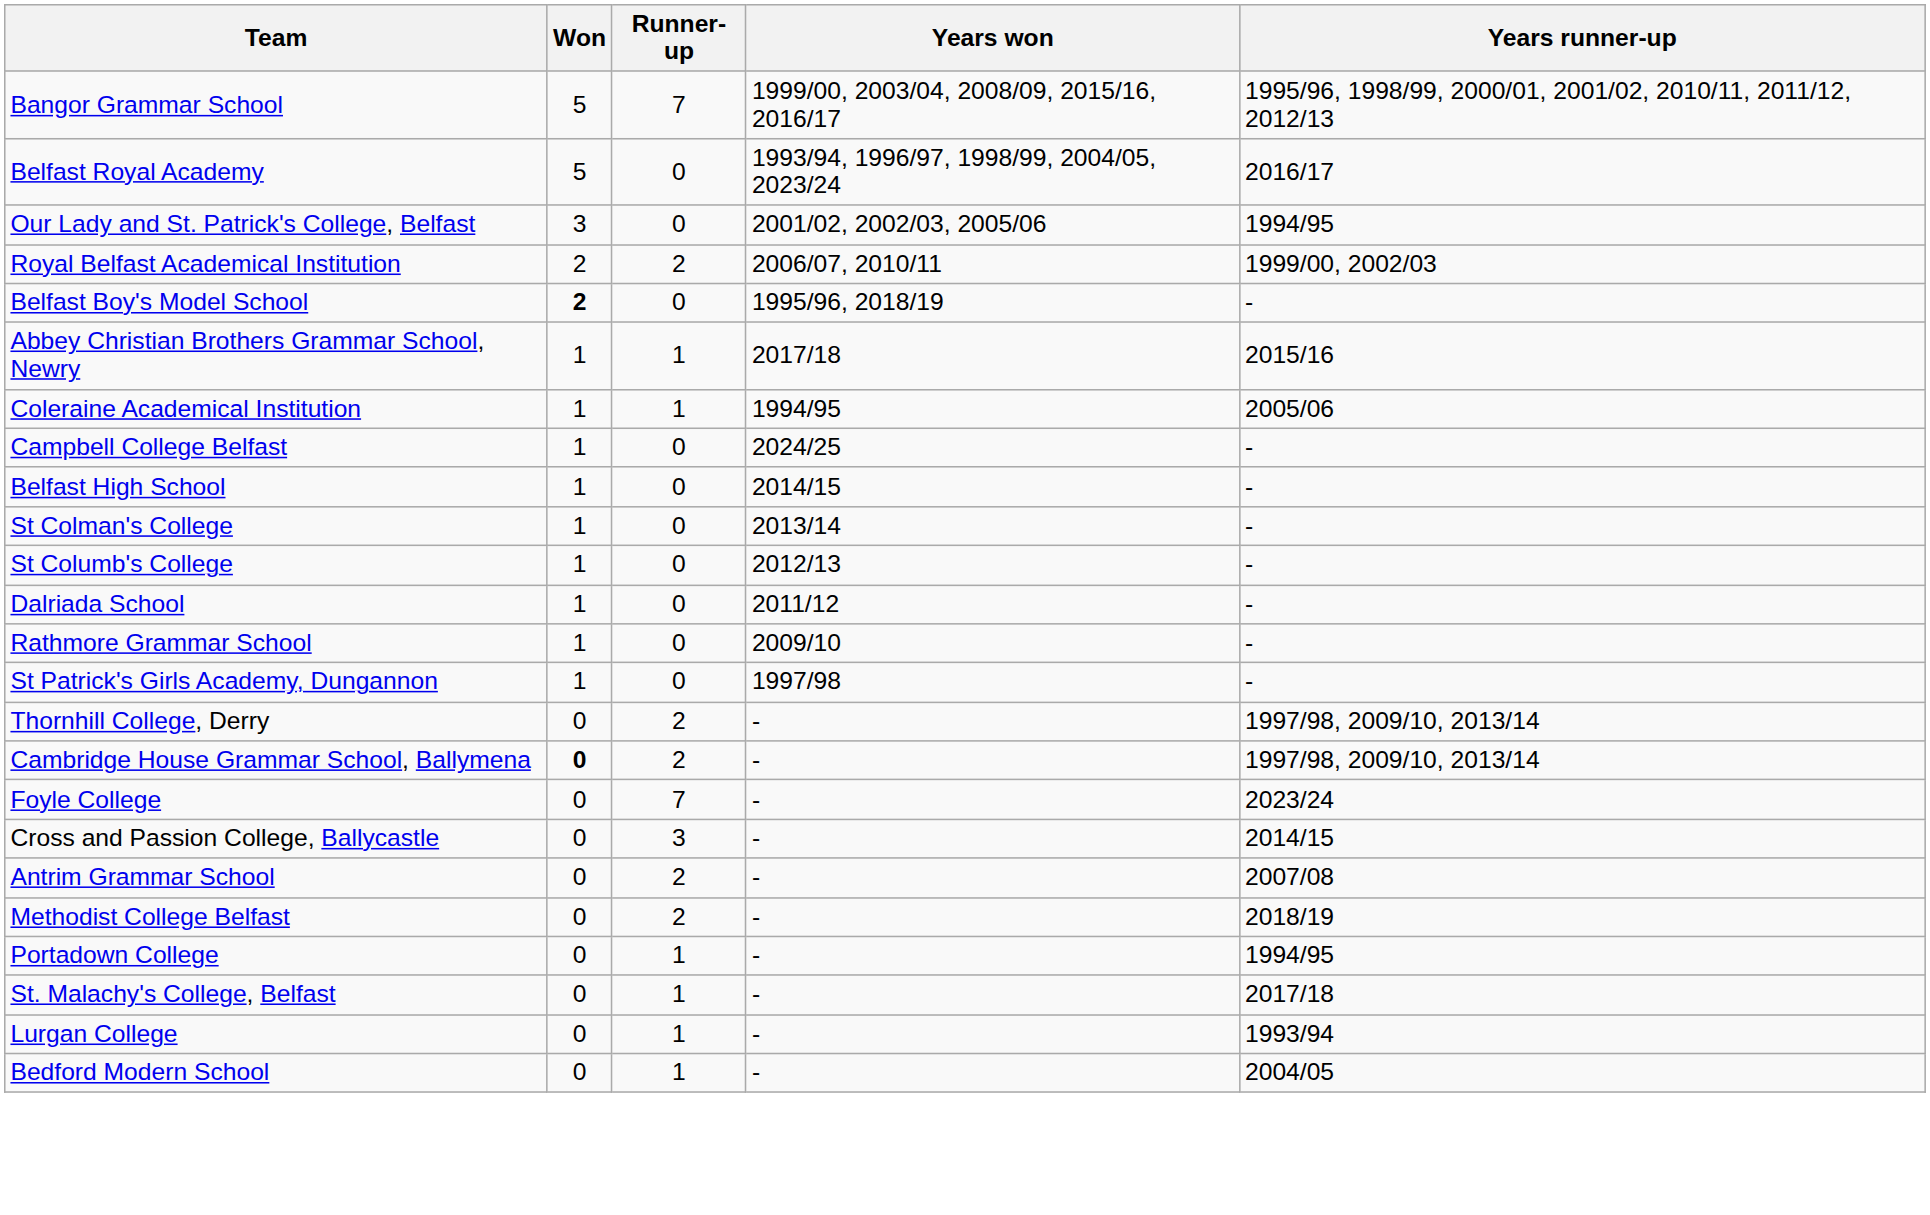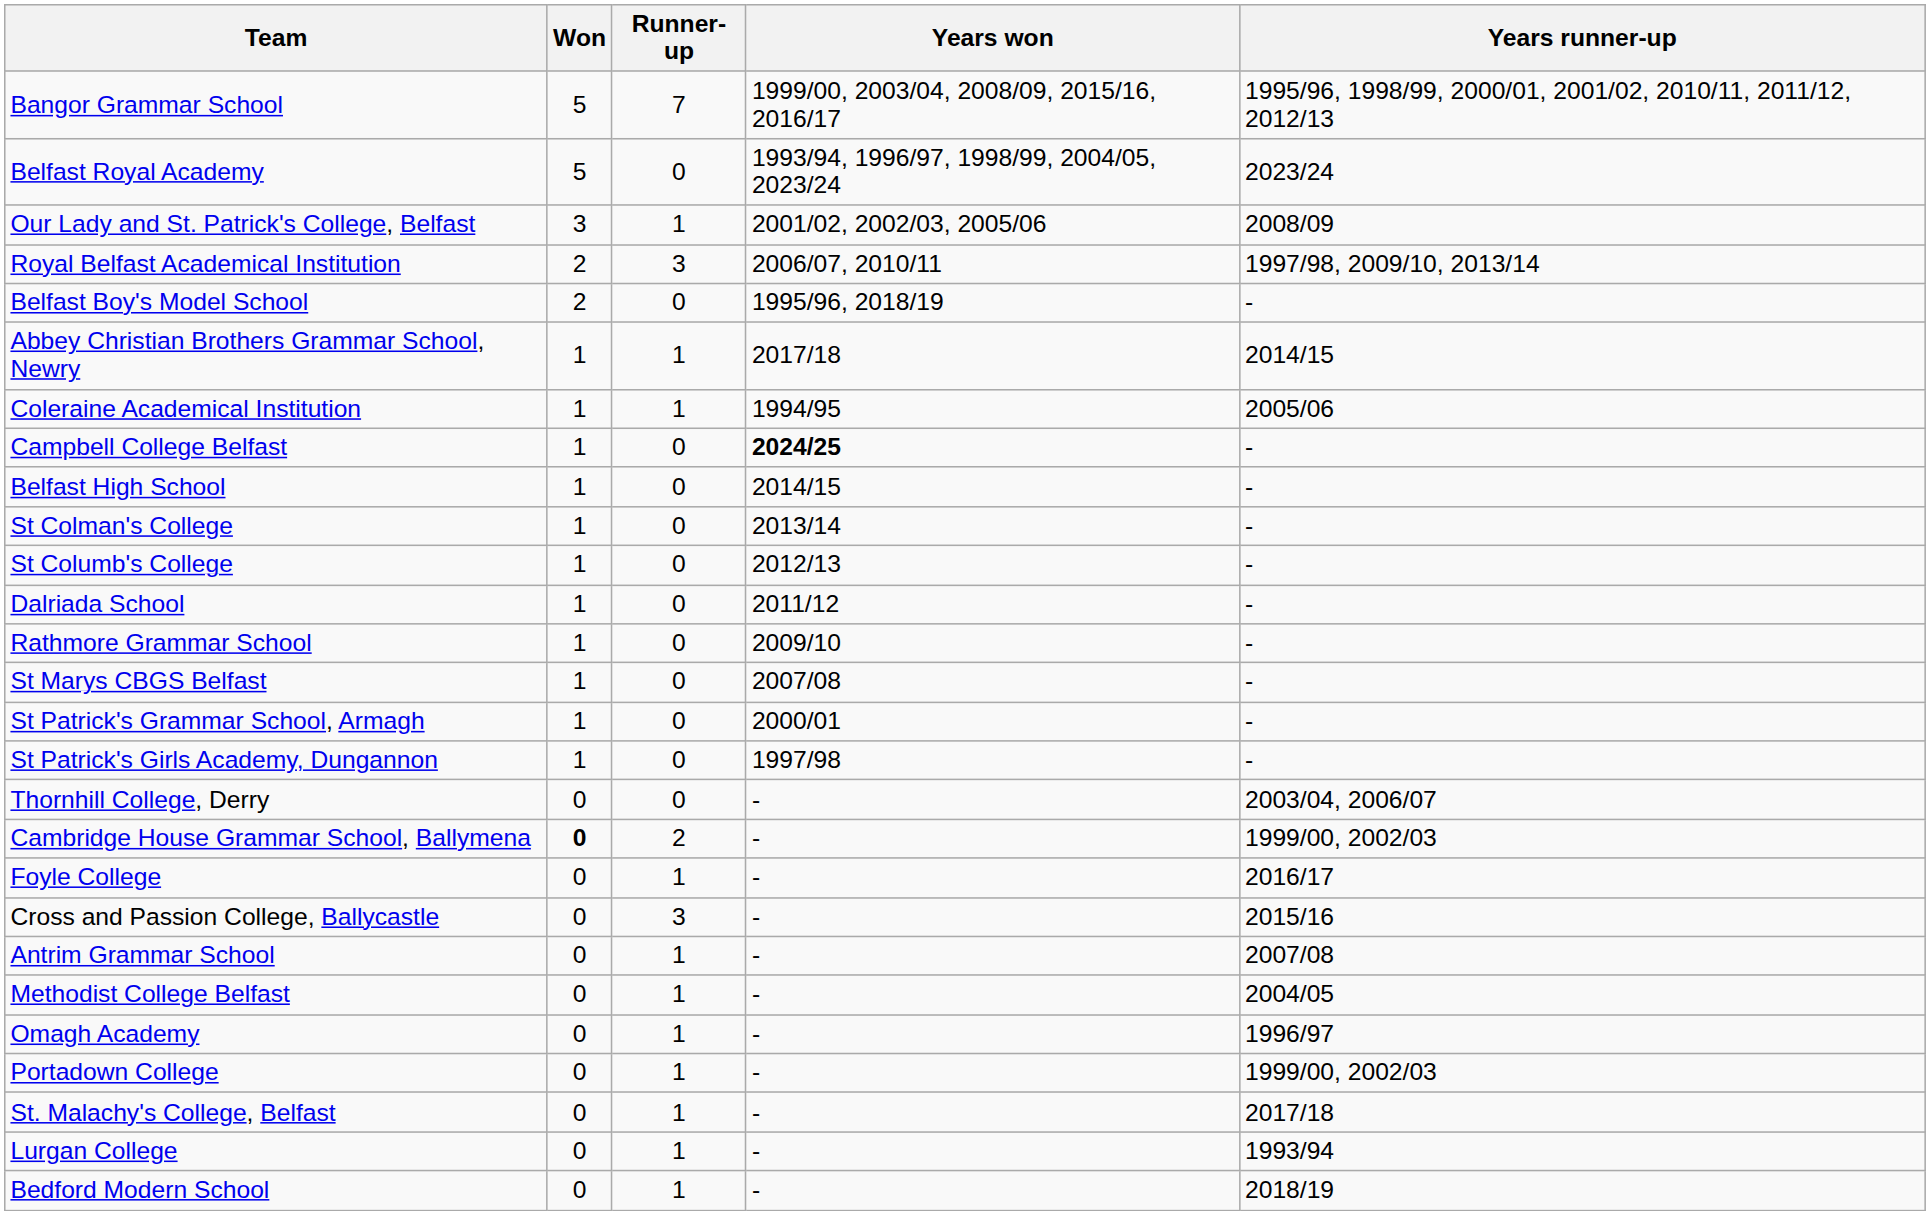(1290, 171) 2016/17 -> (1290, 171) 2023/24
(679, 224) 0 -> (679, 224) 1
(1290, 224) 1994/95 -> (1290, 224) 2008/09
(679, 263) 2 -> (679, 263) 3
(1341, 263) 1999/00, 2002/03 -> (1392, 263) 1997/98, 2009/10, 2013/14
(580, 302) bold -> (580, 302) normal
(1290, 355) 2015/16 -> (1290, 355) 2014/15
(796, 447) normal -> (796, 447) bold
+ row: (138, 682)
+ row: (218, 721)
(679, 721) 2 -> (679, 799) 0
(1392, 721) 1997/98, 2009/10, 2013/14 -> (1341, 799) 2003/04, 2006/07
(1392, 760) 1997/98, 2009/10, 2013/14 -> (1341, 838) 1999/00, 2002/03
(679, 799) 7 -> (679, 877) 1
(1290, 799) 2023/24 -> (1290, 877) 2016/17
(1290, 838) 2014/15 -> (1290, 916) 2015/16
(679, 877) 2 -> (679, 955) 1
(679, 916) 2 -> (679, 994) 1
(1290, 916) 2018/19 -> (1290, 994) 2004/05
+ row: (105, 1033)
(1290, 955) 1994/95 -> (1341, 1072) 1999/00, 2002/03
(1290, 1072) 2004/05 -> (1290, 1190) 2018/19
